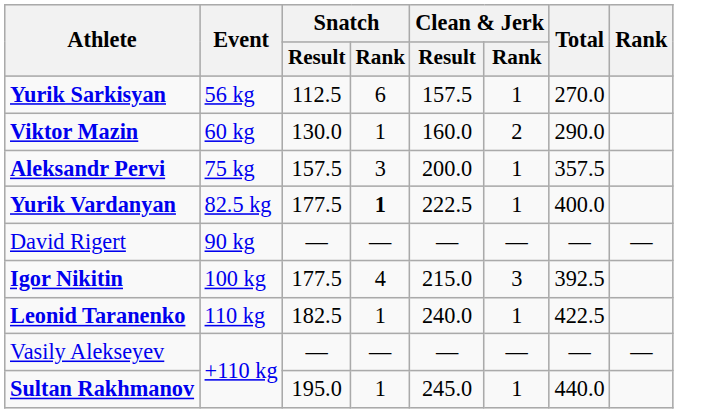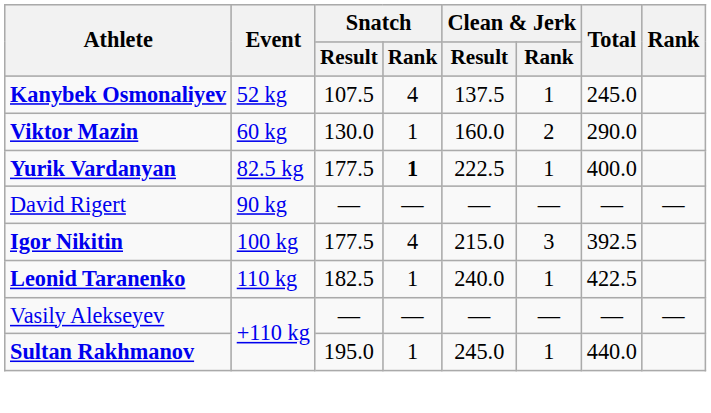+ row: (118, 94)
- row: (88, 94)
- row: (88, 168)
